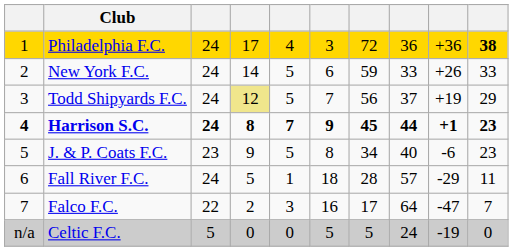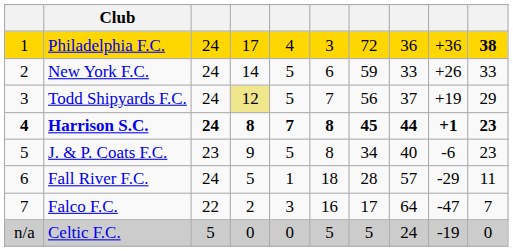(329, 125) 9 -> (329, 125) 8
